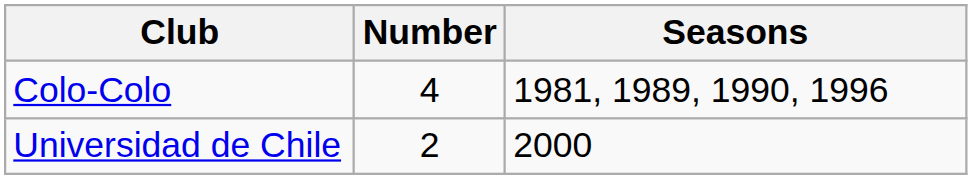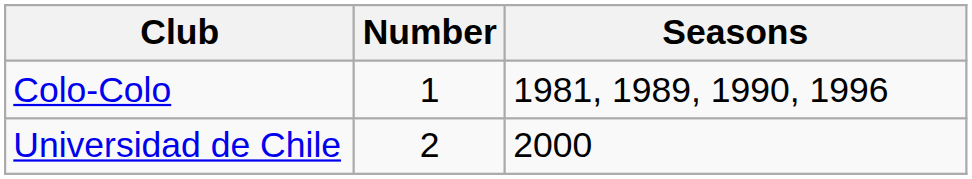(430, 88) 4 -> (430, 88) 1
